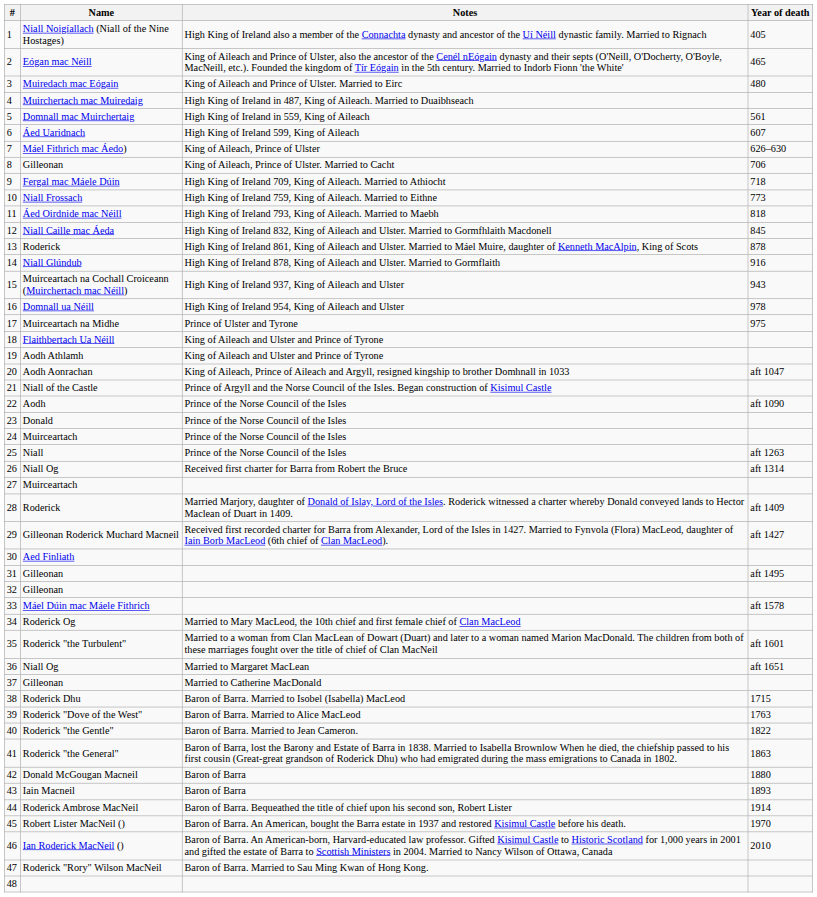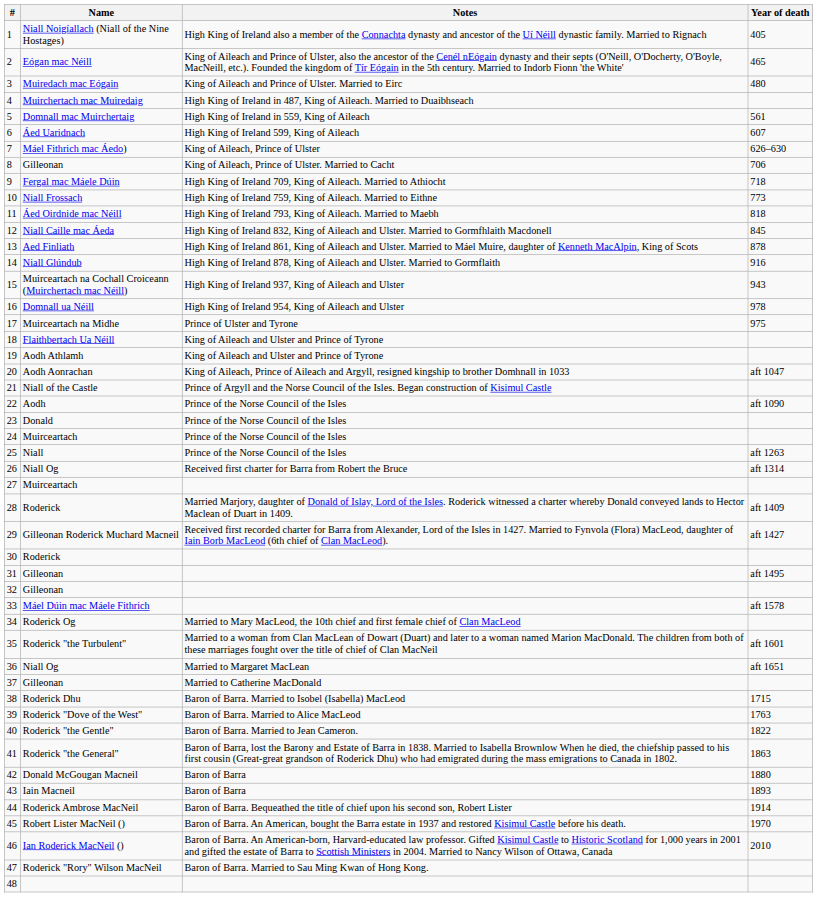(42, 246) Roderick -> (49, 246) Aed Finliath
(49, 557) Aed Finliath -> (42, 557) Roderick
